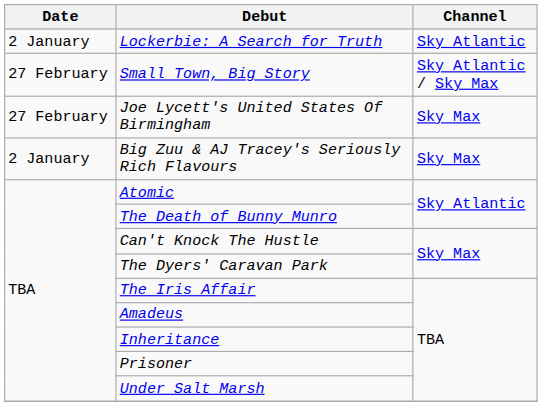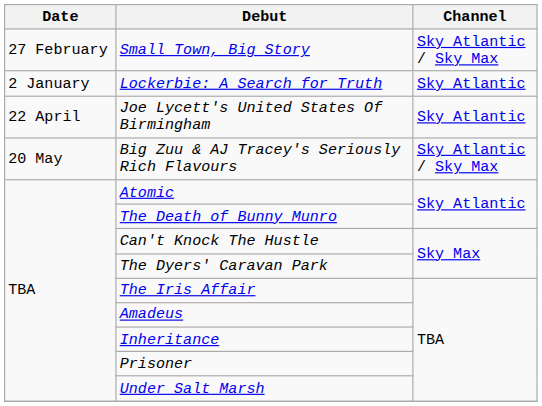rows swapped: (251, 41) <-> (215, 75)
(58, 117) 27 February -> (44, 117) 22 April
(449, 117) Sky Max -> (471, 117) Sky Atlantic
(49, 159) 2 January -> (35, 159) 20 May
(449, 159) Sky Max -> (471, 159) Sky Atlantic / Sky Max
